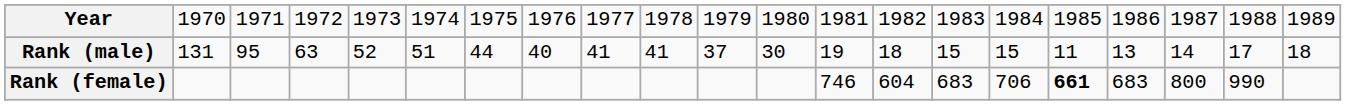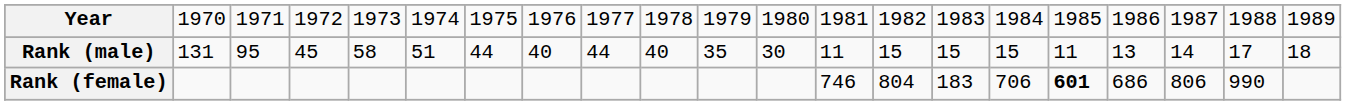(306, 52) 63 -> (306, 52) 45
(365, 52) 52 -> (365, 52) 58
(598, 52) 41 -> (598, 52) 44
(657, 52) 41 -> (657, 52) 40
(715, 52) 37 -> (715, 52) 35
(832, 52) 19 -> (832, 52) 11
(890, 52) 18 -> (890, 52) 15
(896, 84) 604 -> (896, 84) 804
(955, 84) 683 -> (955, 84) 183
(1072, 84) 661 -> (1072, 84) 601
(1130, 84) 683 -> (1130, 84) 686
(1188, 84) 800 -> (1188, 84) 806
